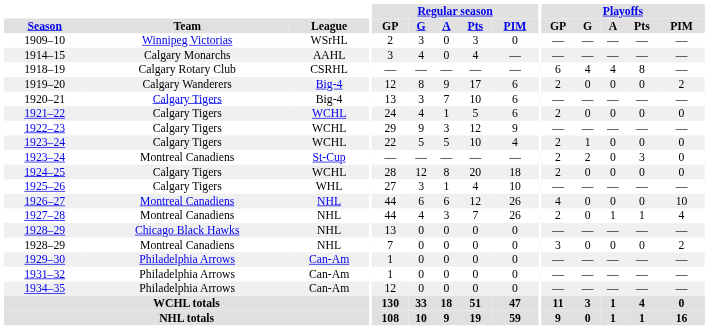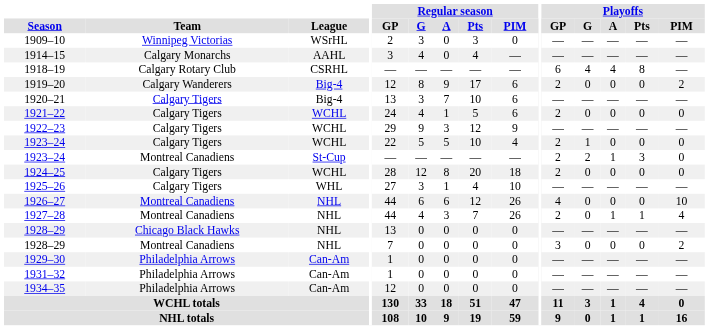(613, 157) 0 -> (613, 157) 1
